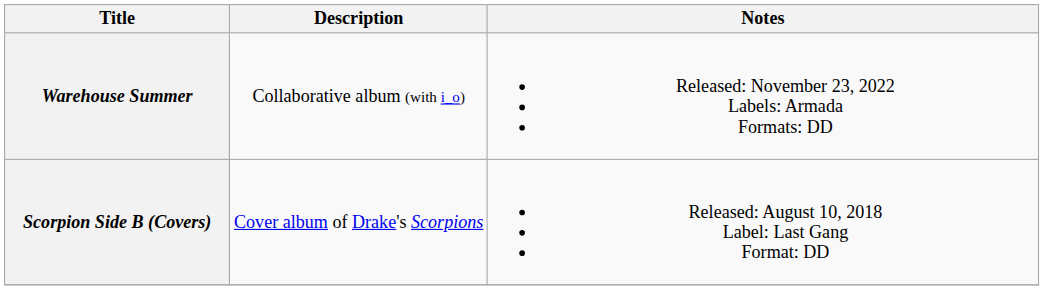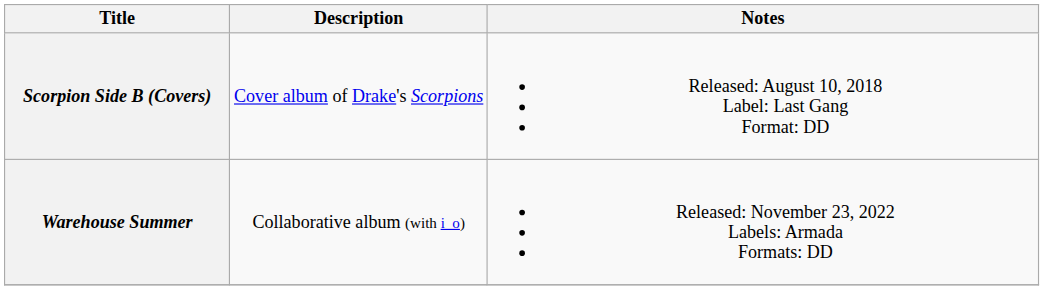rows swapped: (117, 221) <-> (117, 96)
